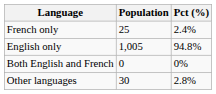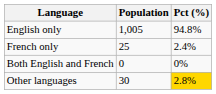rows swapped: (34, 47) <-> (33, 30)
(185, 81) no background -> (185, 81) gold background
